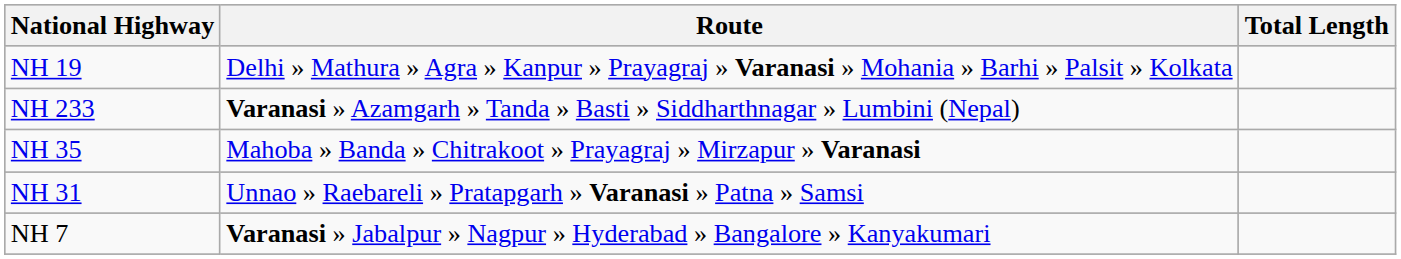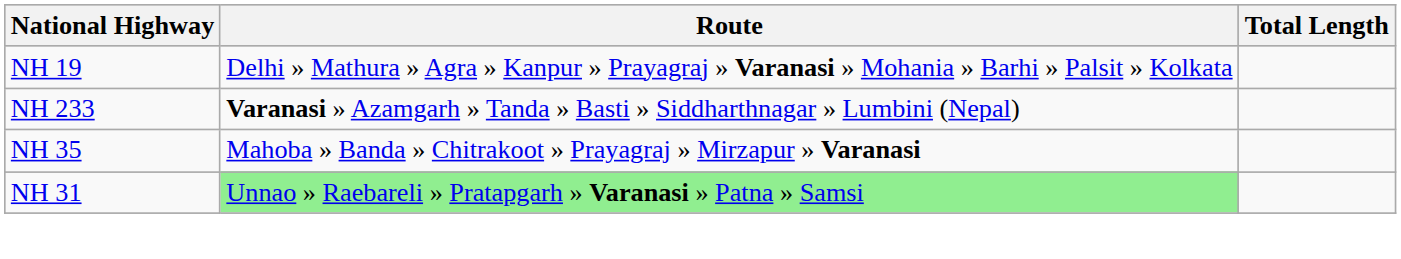(545, 191) no background -> (545, 191) lightgreen background
- row: (40, 233)
